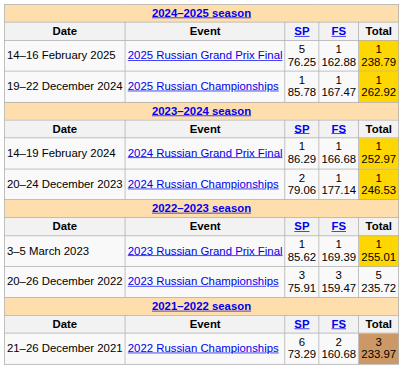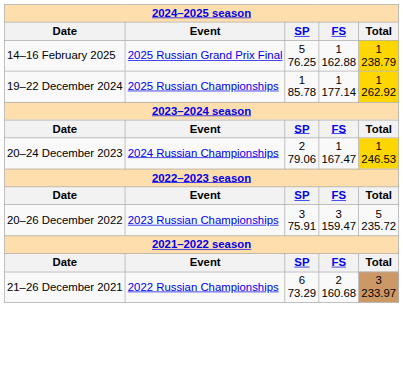(339, 86) 1 167.47 -> (339, 86) 1 177.14
- row: (61, 153)
(339, 184) 1 177.14 -> (339, 153) 1 167.47
- row: (48, 251)
